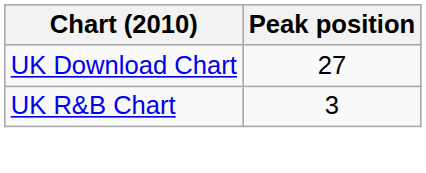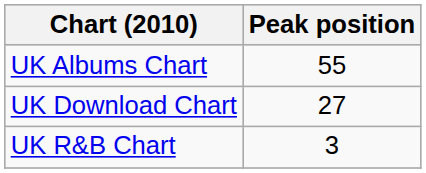+ row: (109, 65)
